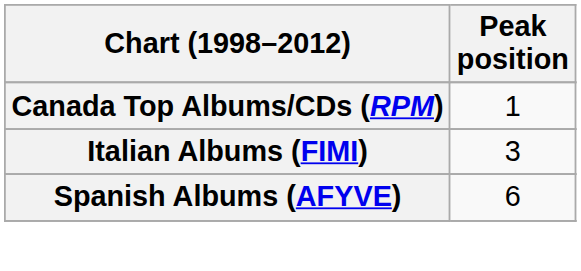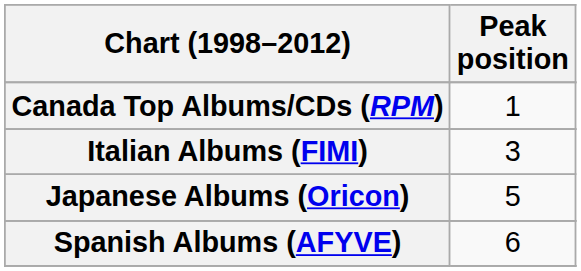+ row: (228, 196)
